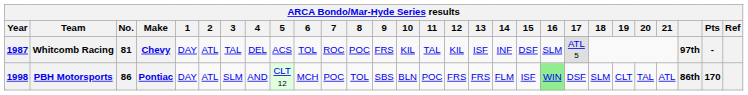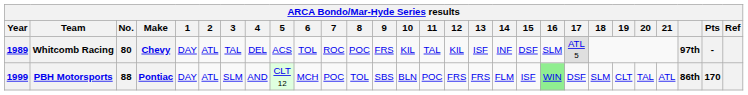(17, 50) 1987 -> (17, 50) 1989
(126, 50) 81 -> (126, 50) 80
(17, 77) 1998 -> (17, 77) 1999
(126, 77) 86 -> (126, 77) 88
